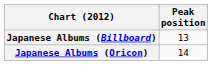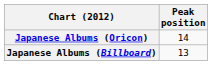rows swapped: (82, 53) <-> (82, 38)
